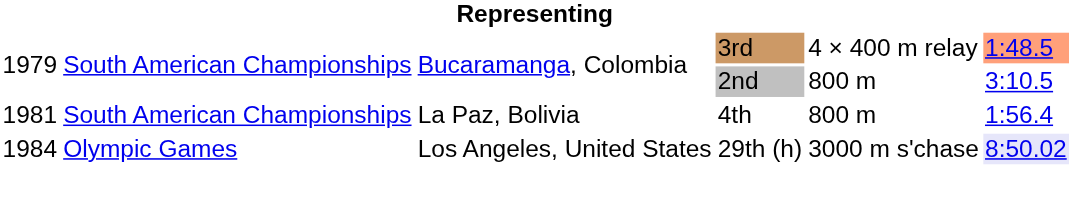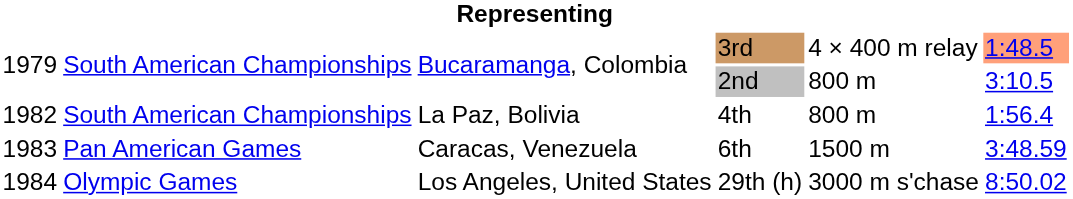(30, 115) 1981 -> (30, 115) 1982
+ row: (735, 148)
(1026, 148) lavender background -> (1026, 182) no background
